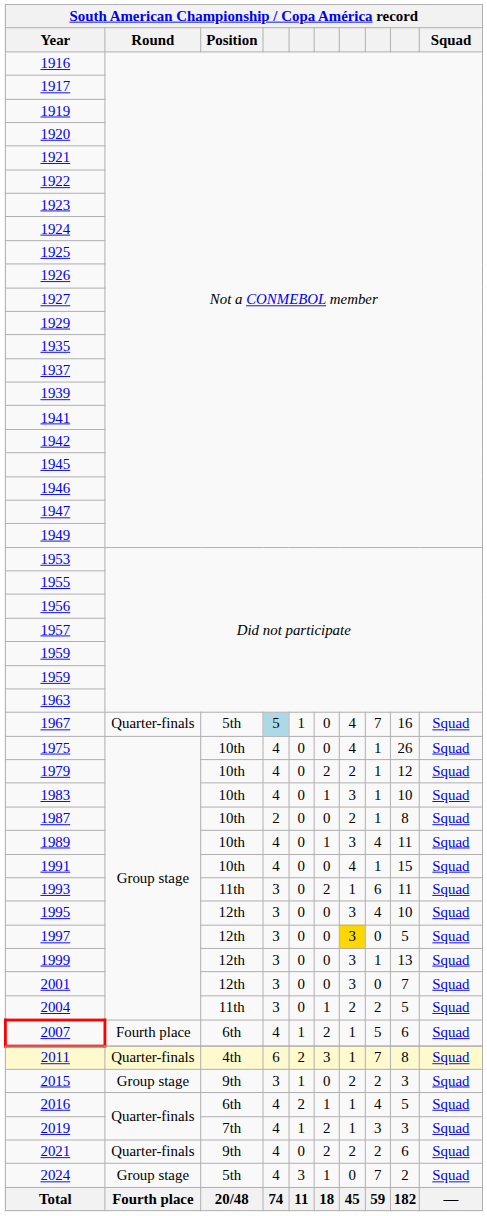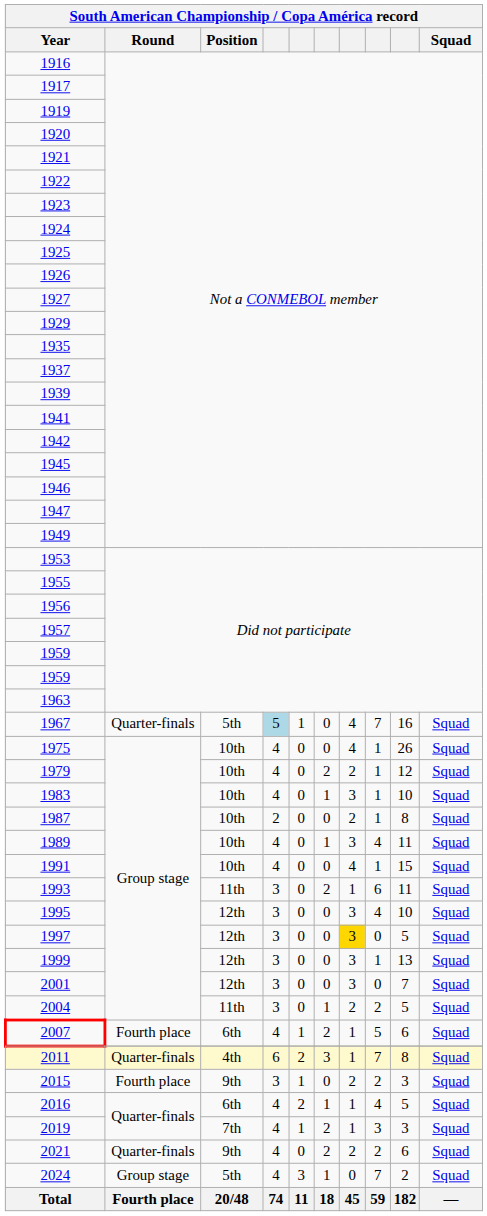(153, 1081) Group stage -> (153, 1081) Fourth place
